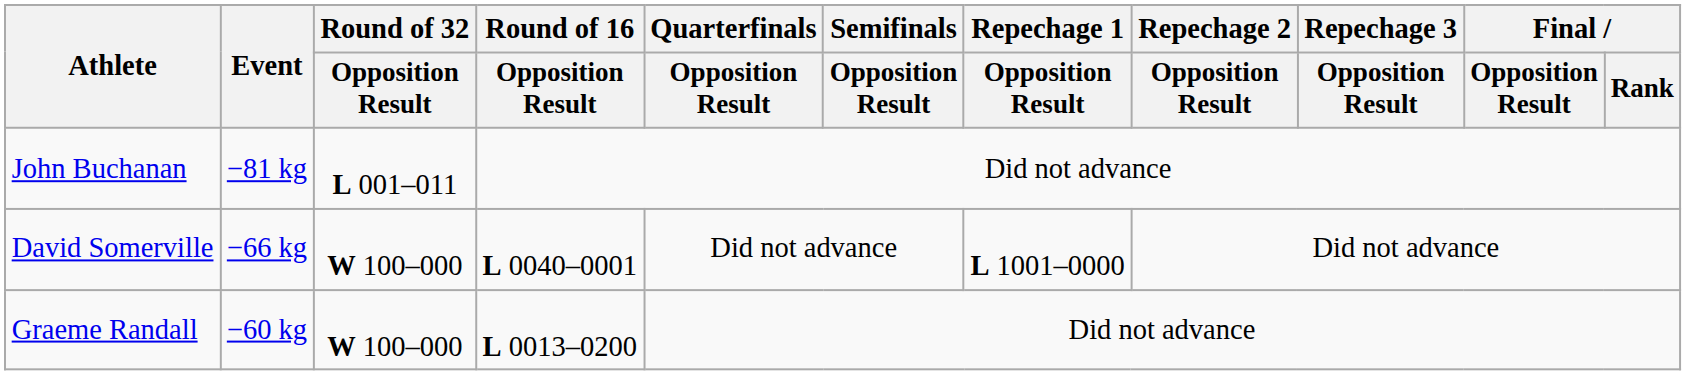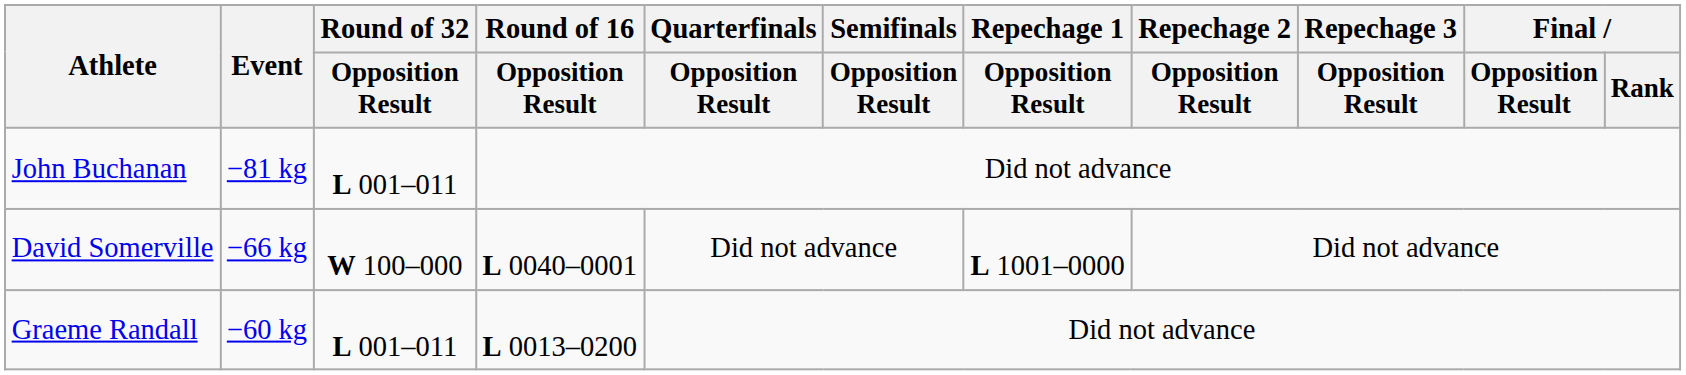(395, 346) W 100–000 -> (395, 346) L 001–011
